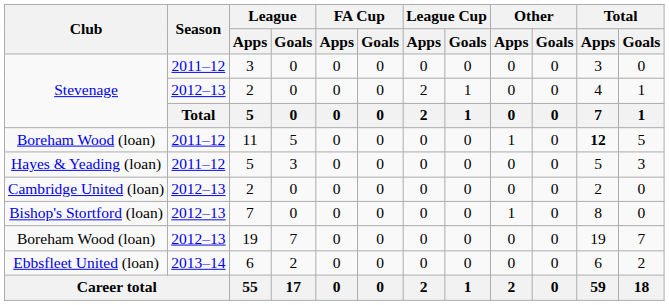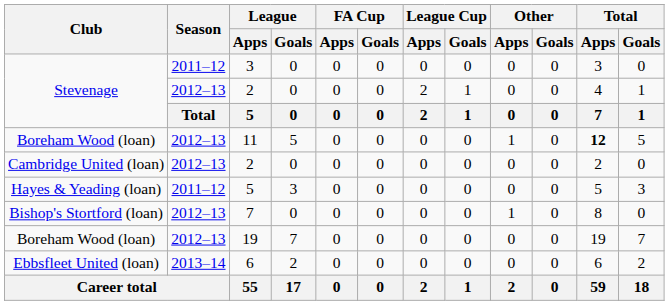(198, 139) 2011–12 -> (198, 139) 2012–13
rows swapped: (86, 164) <-> (86, 189)
